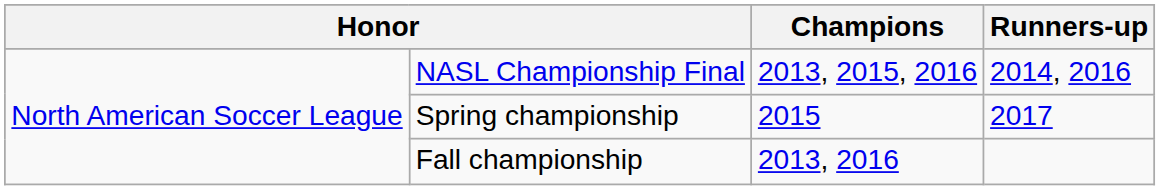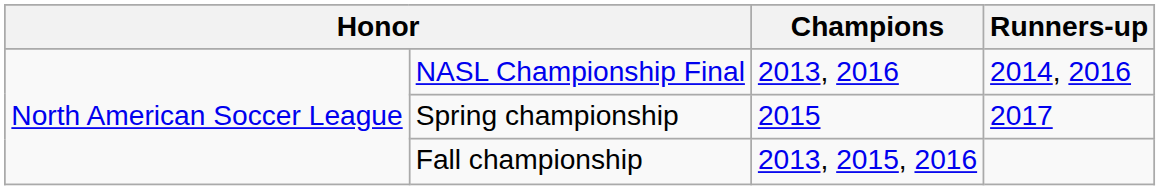(868, 71) 2013, 2015, 2016 -> (828, 71) 2013, 2016
(828, 160) 2013, 2016 -> (868, 160) 2013, 2015, 2016
